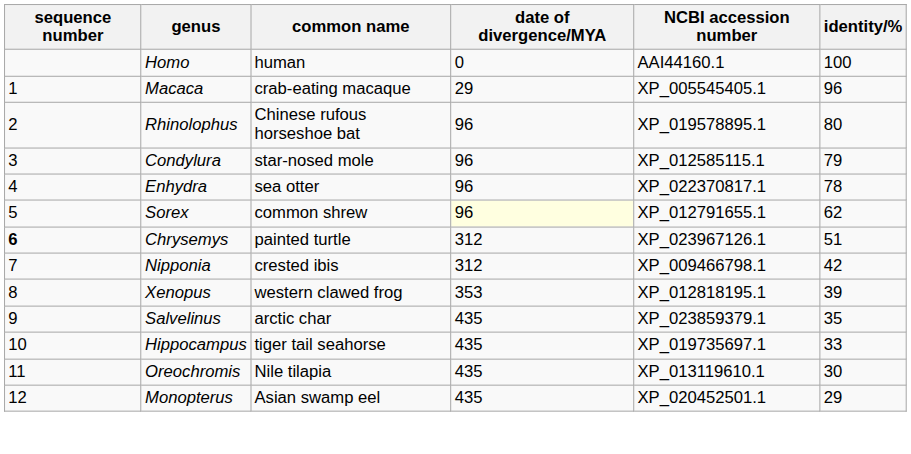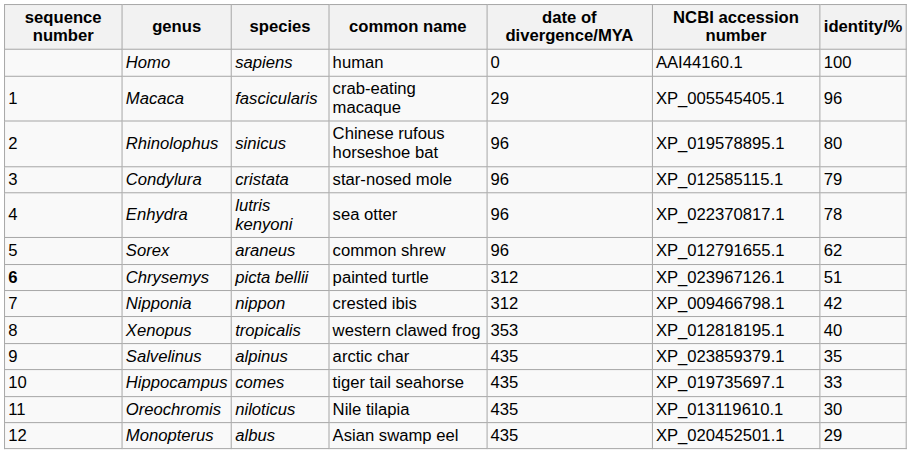+ column: (280, 27)
(464, 213) lightyellow background -> (500, 250) no background
(833, 292) 39 -> (833, 330) 40
